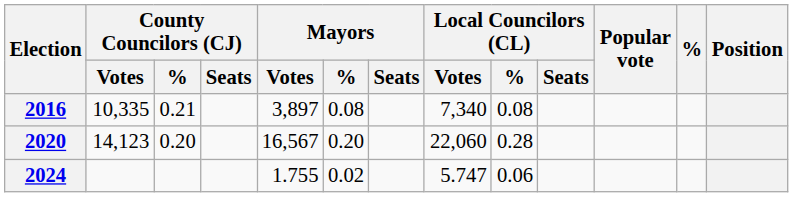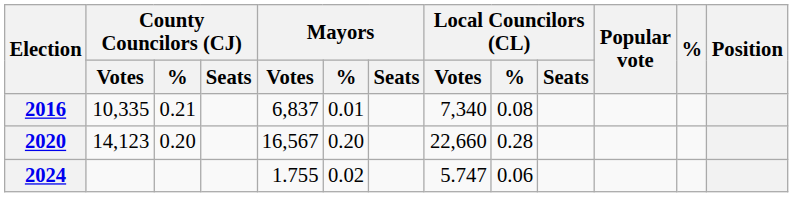(295, 109) 3,897 -> (295, 109) 6,837
(346, 109) 0.08 -> (346, 109) 0.01
(458, 142) 22,060 -> (458, 142) 22,660
